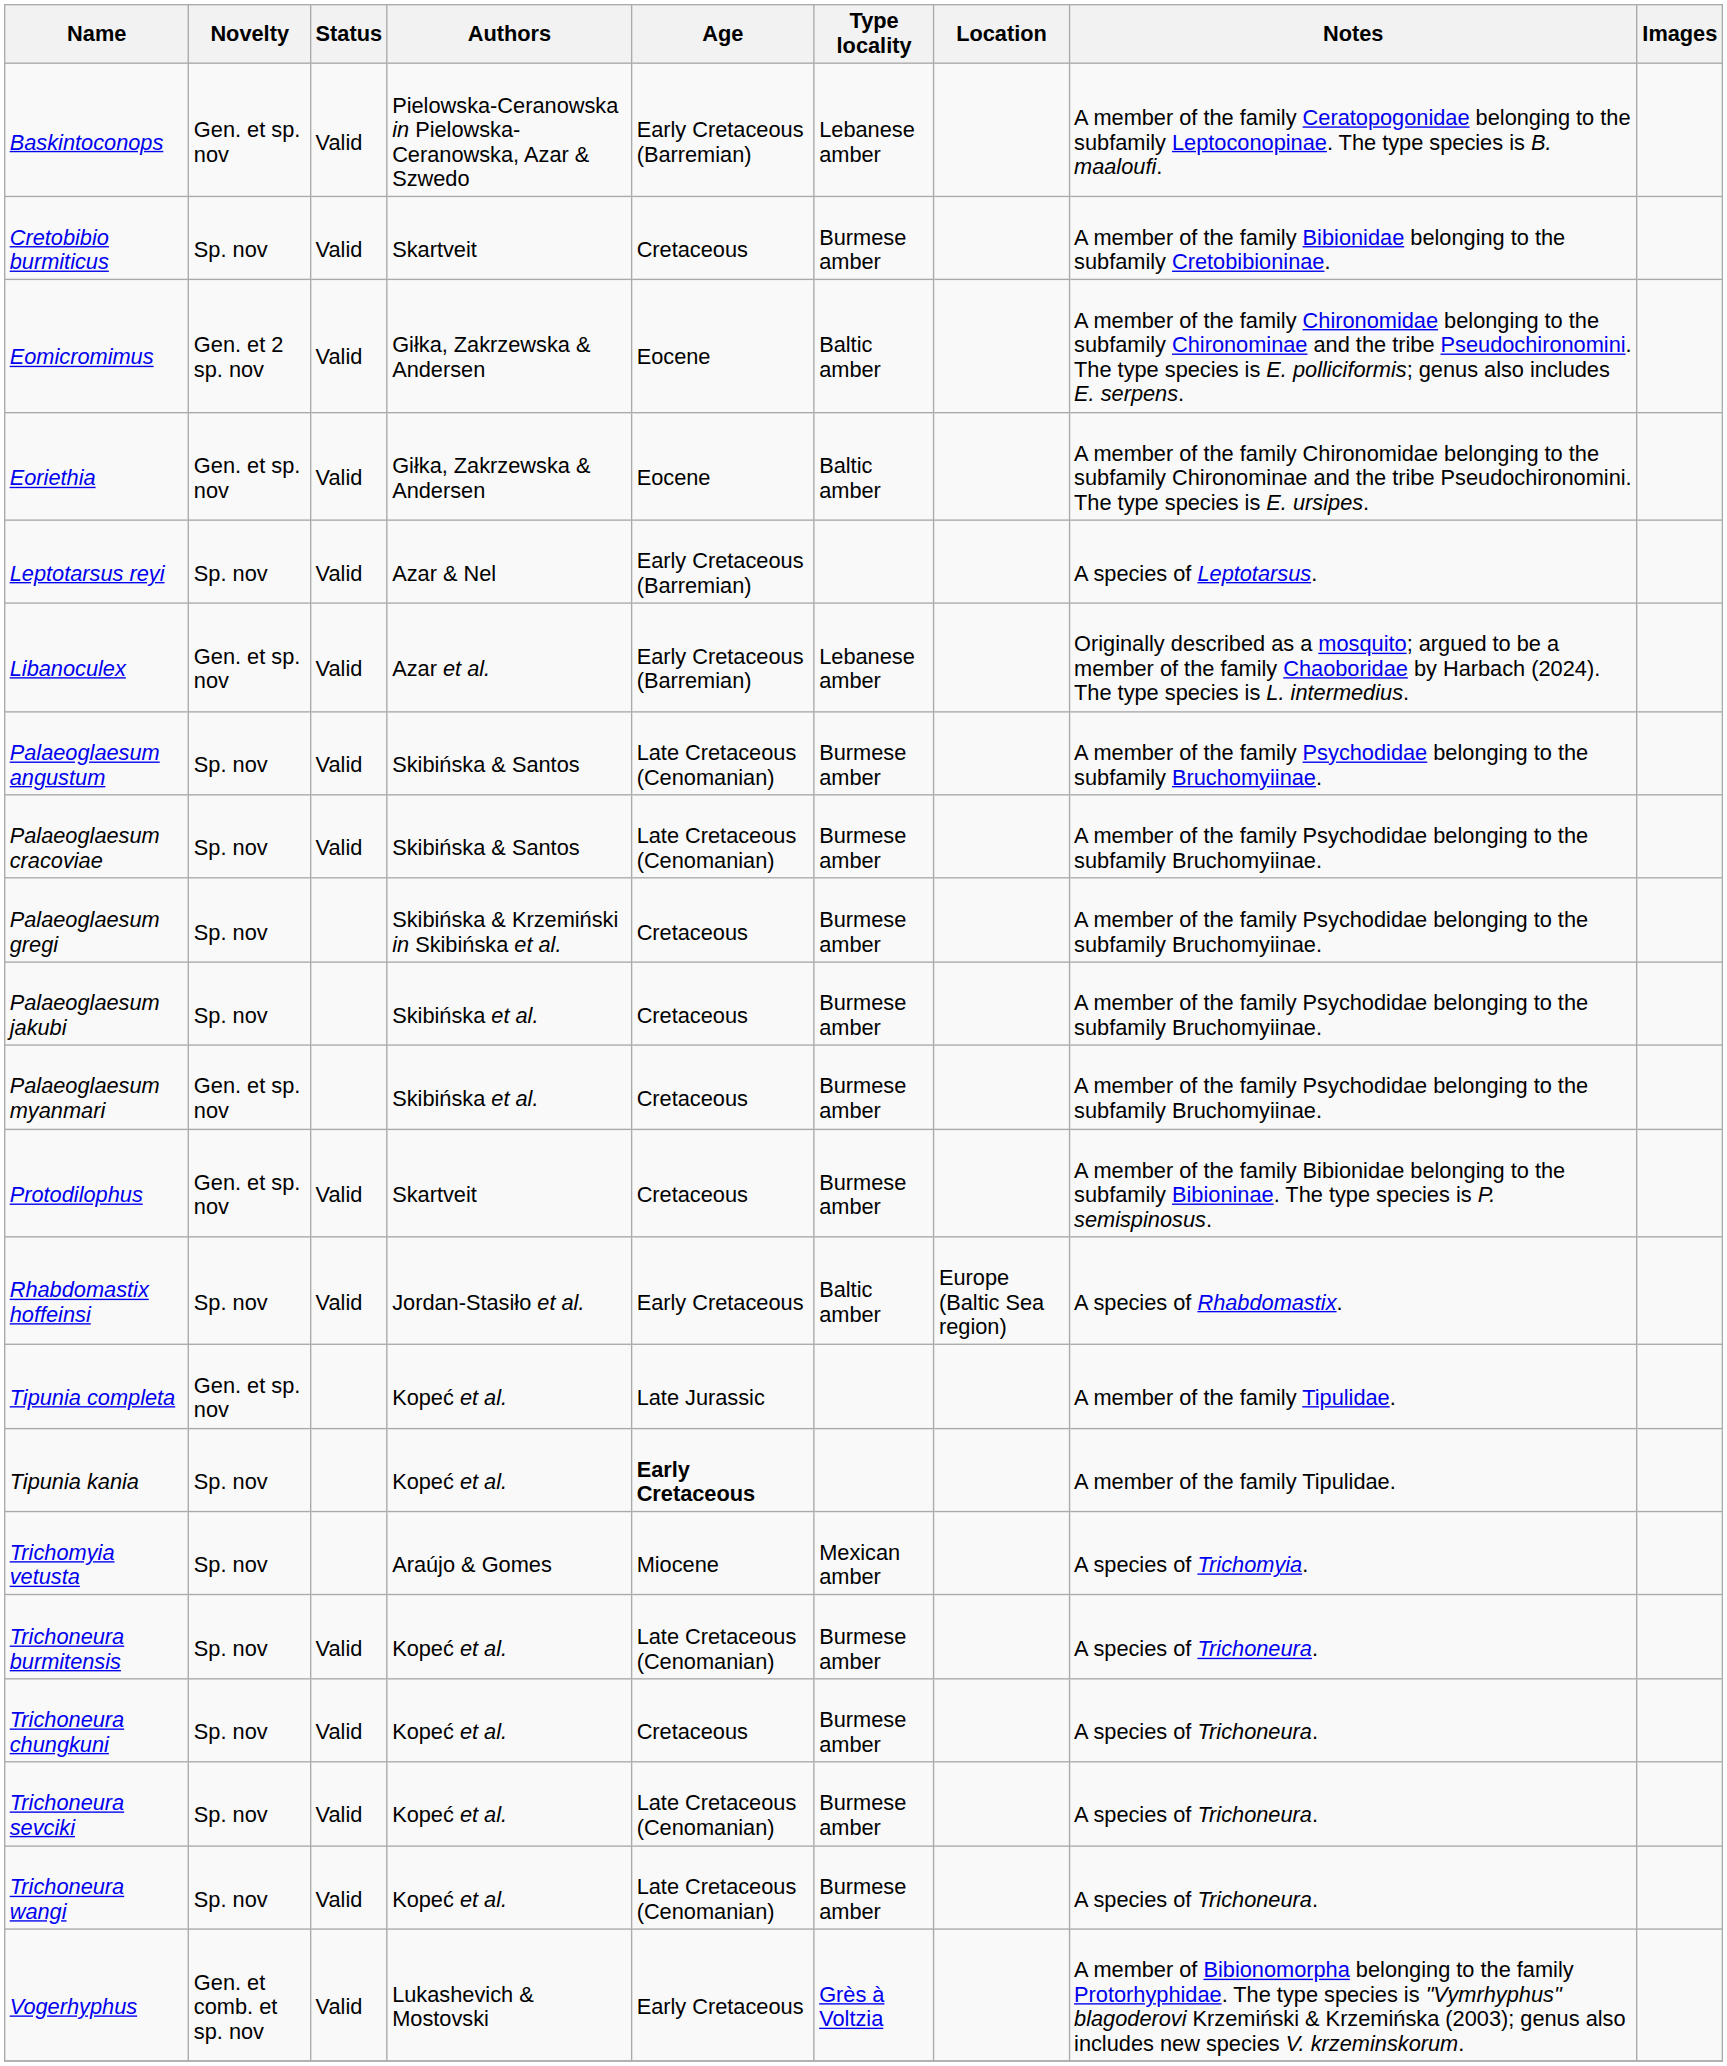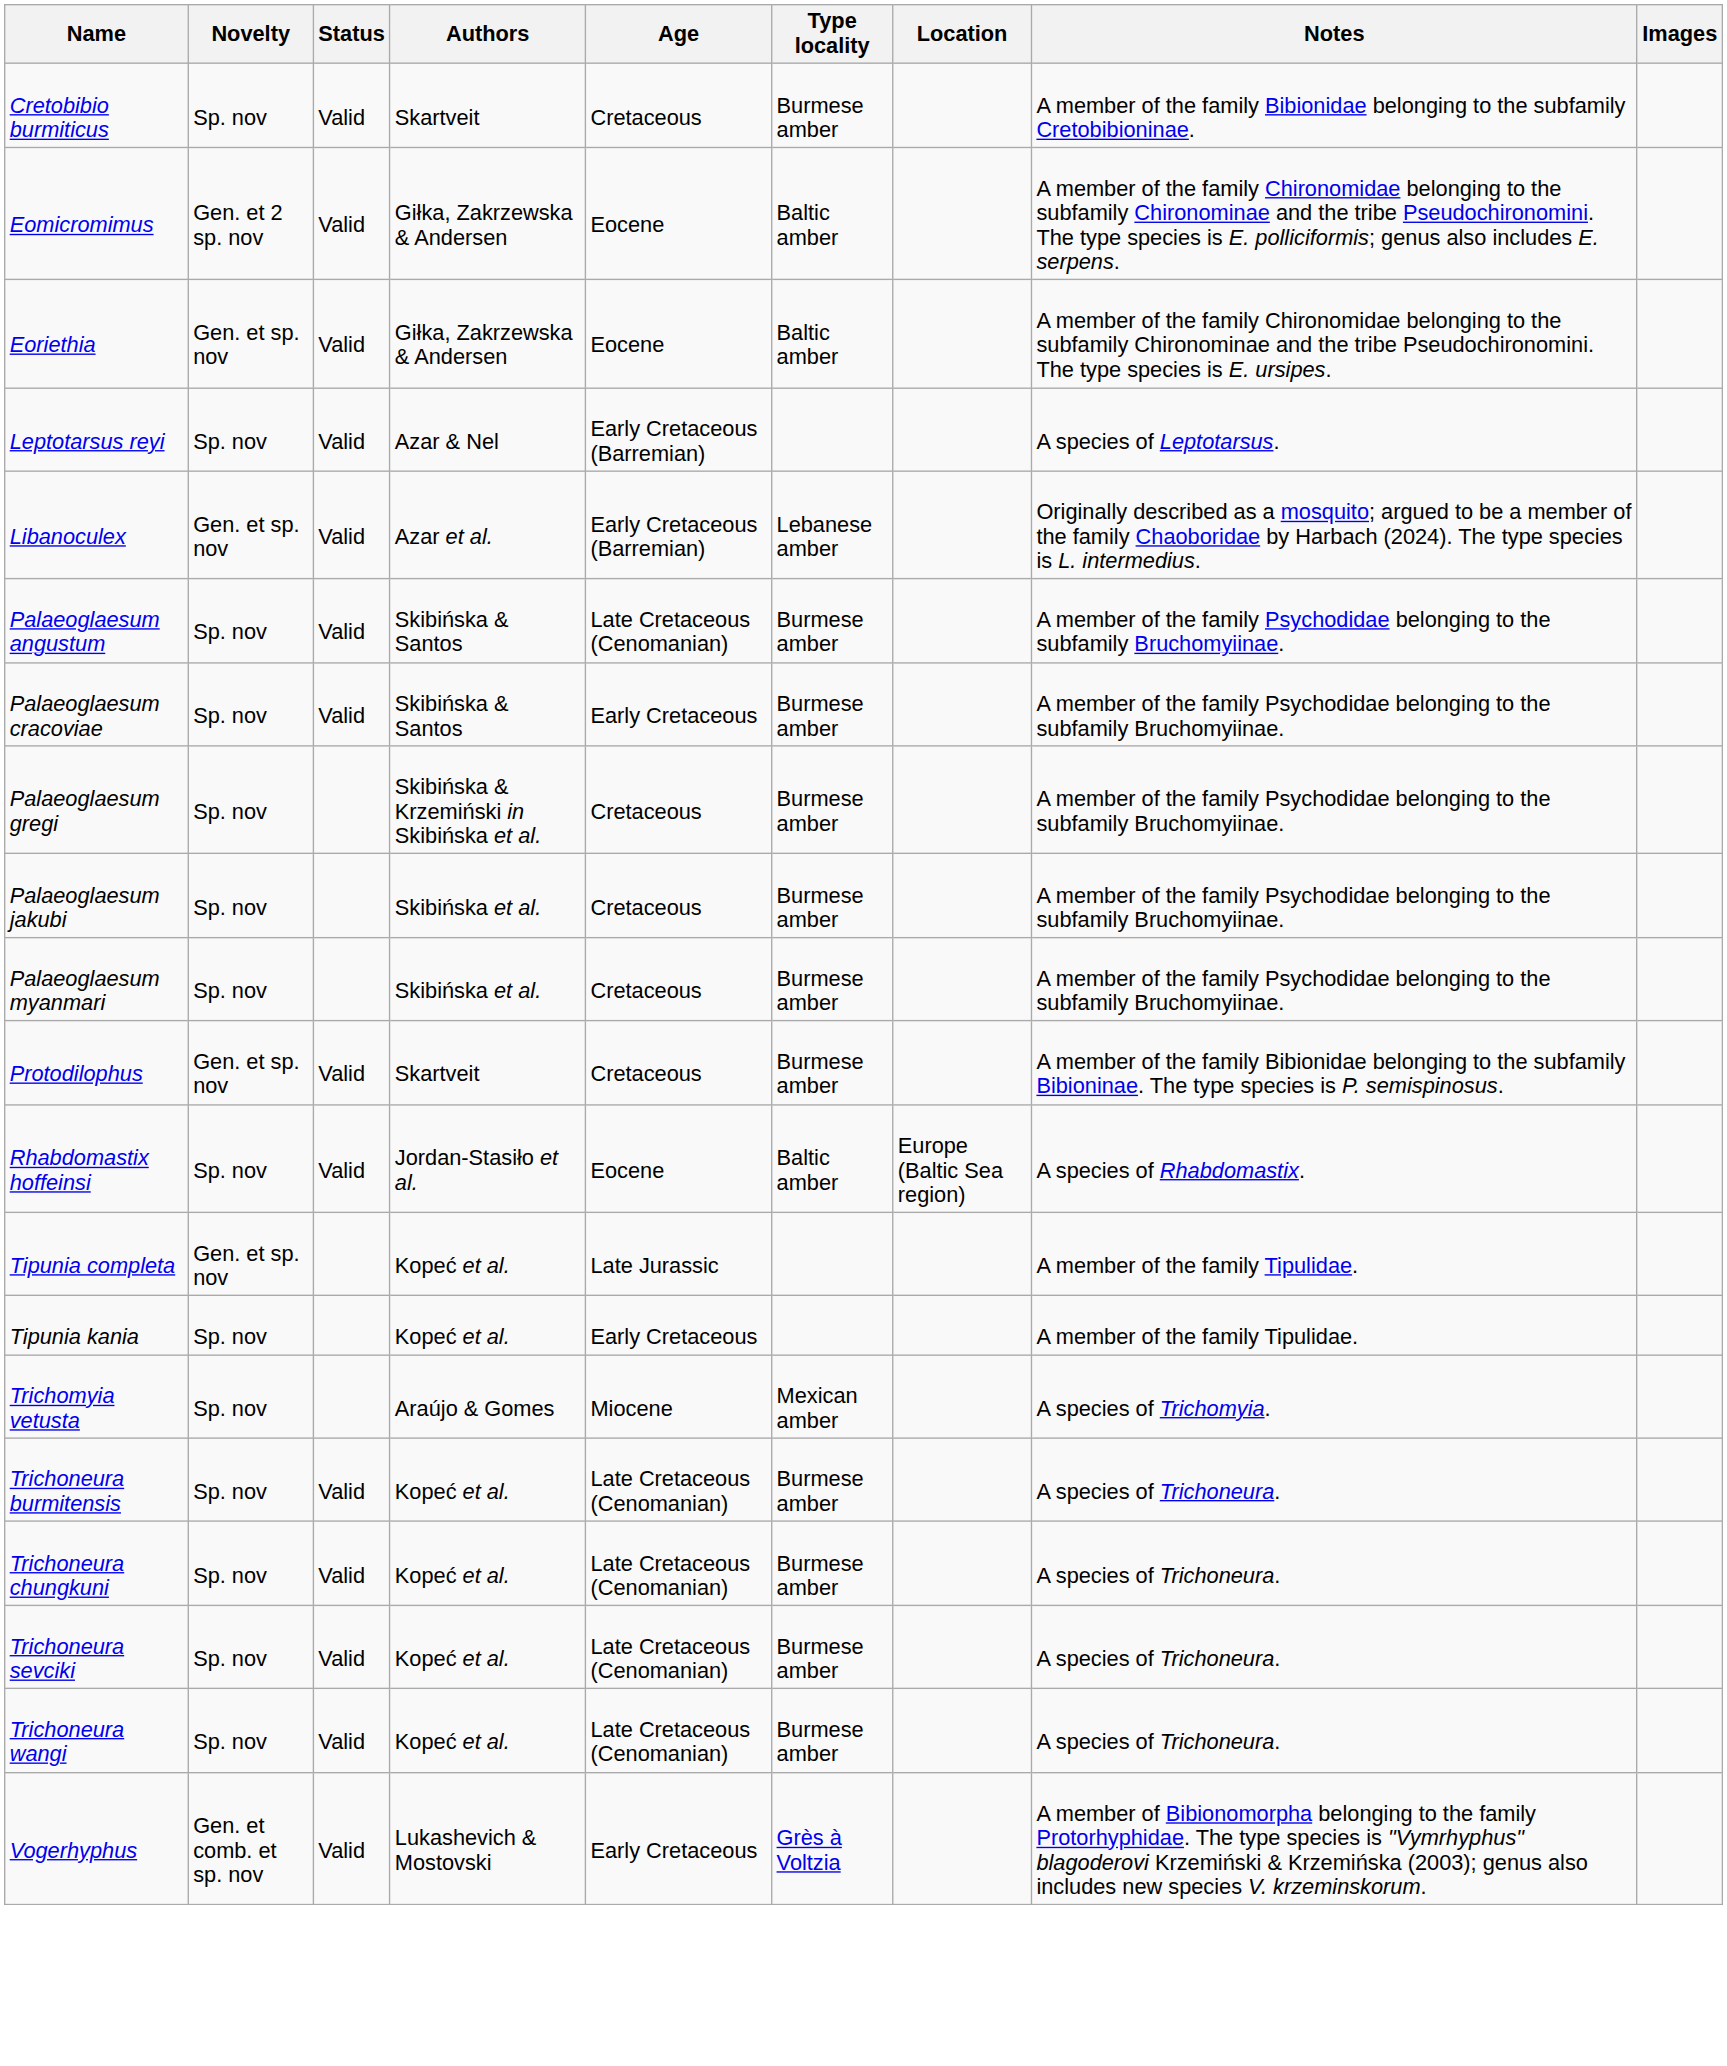- row: (87, 141)
(716, 848) Late Cretaceous (Cenomanian) -> (674, 716) Early Cretaceous
(247, 1099) Gen. et sp. nov -> (230, 991) Sp. nov
(720, 1302) Early Cretaceous -> (627, 1170) Eocene
(696, 1481) bold -> (674, 1337) normal
(692, 1732) Cretaceous -> (670, 1575) Late Cretaceous (Cenomanian)
